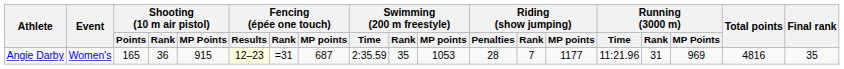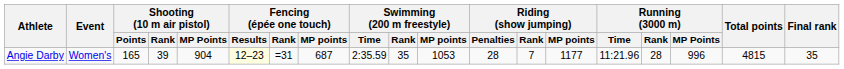(163, 56) 36 -> (163, 56) 39
(203, 56) 915 -> (203, 56) 904
(656, 56) 31 -> (656, 56) 28
(696, 56) 969 -> (696, 56) 996
(754, 56) 4816 -> (754, 56) 4815
